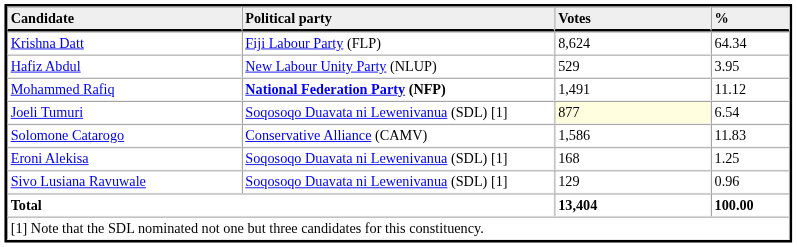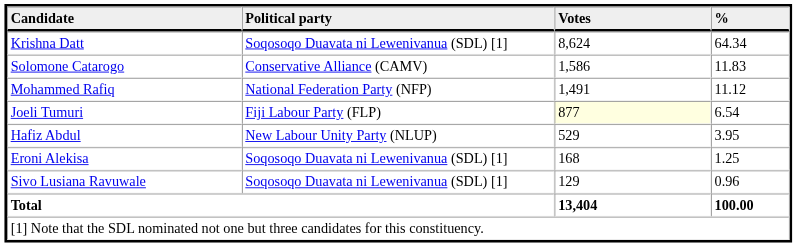(313, 43) Fiji Labour Party (FLP) -> (376, 43) Soqosoqo Duavata ni Lewenivanua (SDL) [1]
rows swapped: (67, 135) <-> (46, 66)
(346, 89) bold -> (338, 89) normal
(376, 112) Soqosoqo Duavata ni Lewenivanua (SDL) [1] -> (313, 112) Fiji Labour Party (FLP)
